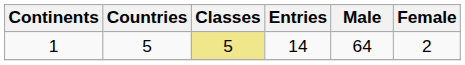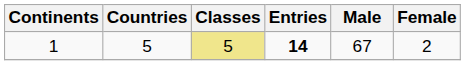(298, 45) normal -> (298, 45) bold
(362, 45) 64 -> (362, 45) 67
